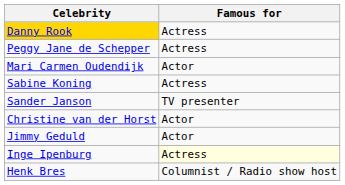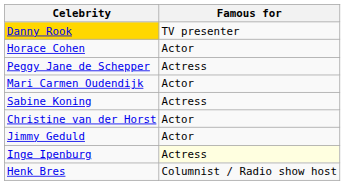(184, 31) Actress -> (201, 31) TV presenter
+ row: (46, 48)
- row: (49, 101)
